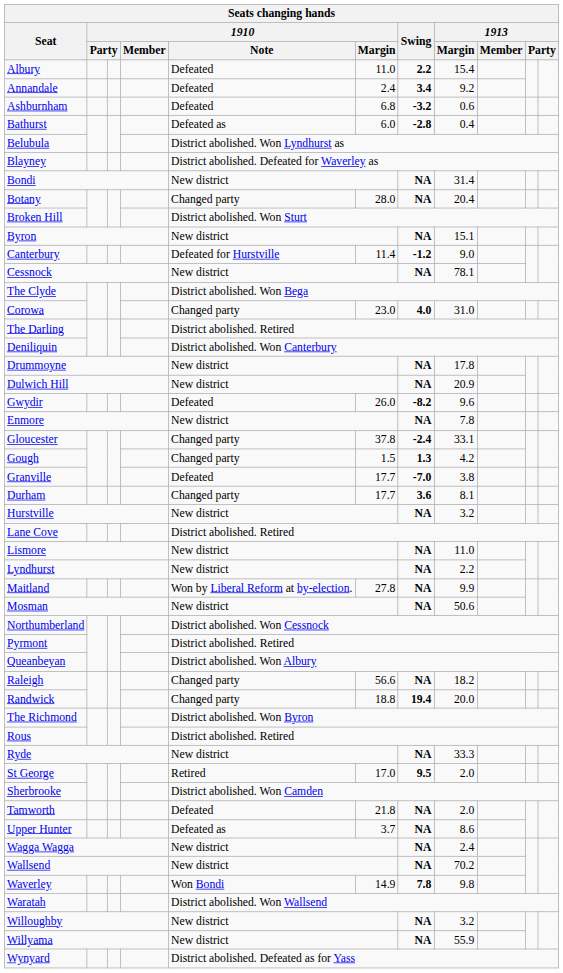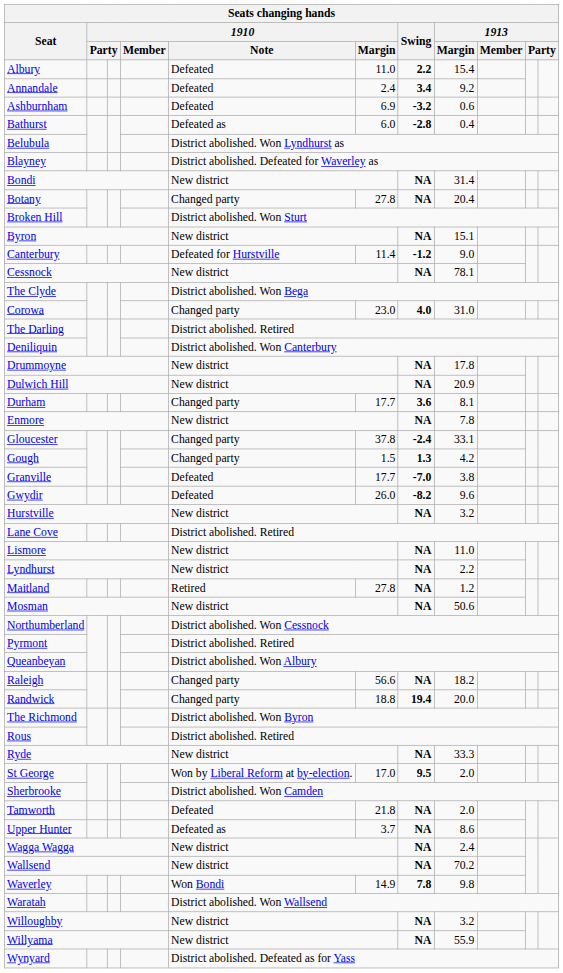(388, 106) 6.8 -> (388, 106) 6.9
(385, 198) 28.0 -> (385, 198) 27.8
rows swapped: (26, 495) <-> (25, 402)
(262, 587) Won by Liberal Reform at by-election. -> (188, 587) Retired
(467, 587) 9.9 -> (467, 587) 1.2
(188, 773) Retired -> (262, 773) Won by Liberal Reform at by-election.
